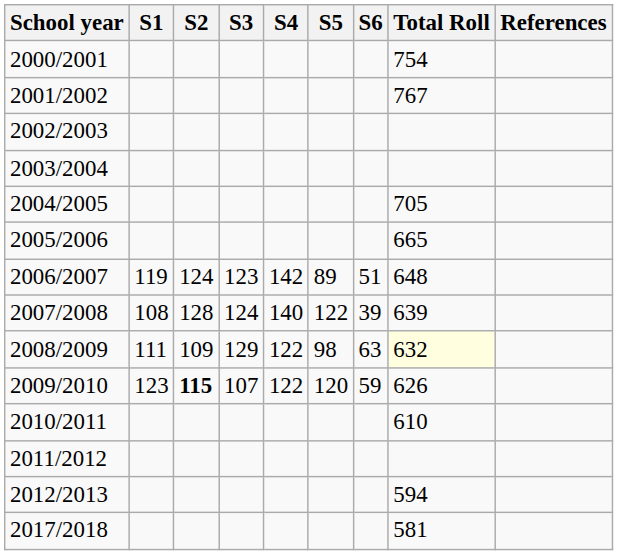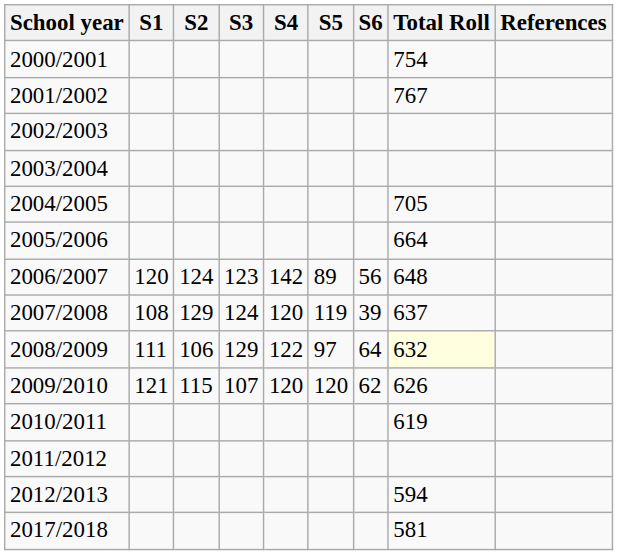(410, 240) 665 -> (410, 240) 664
(151, 276) 119 -> (151, 276) 120
(370, 276) 51 -> (370, 276) 56
(196, 312) 128 -> (196, 312) 129
(286, 312) 140 -> (286, 312) 120
(331, 312) 122 -> (330, 312) 119
(410, 312) 639 -> (410, 312) 637
(196, 349) 109 -> (196, 349) 106
(325, 349) 98 -> (325, 349) 97
(370, 349) 63 -> (370, 349) 64
(151, 385) 123 -> (151, 385) 121
(196, 385) bold -> (196, 385) normal
(286, 385) 122 -> (286, 385) 120
(370, 385) 59 -> (370, 385) 62
(410, 421) 610 -> (410, 421) 619
